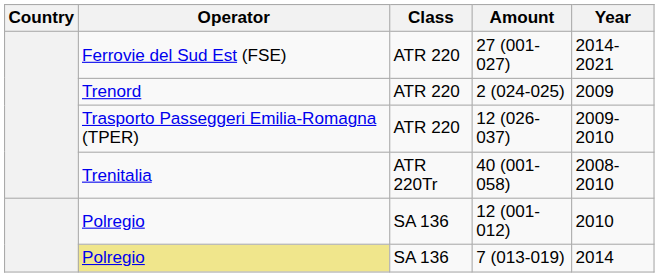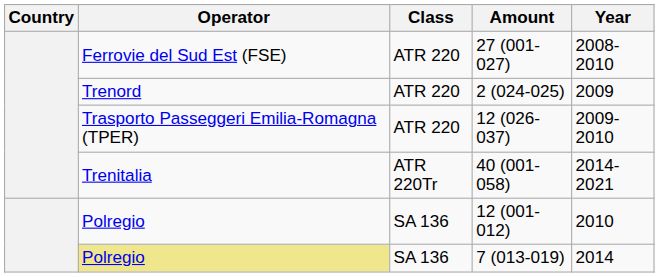(597, 54) 2014-2021 -> (597, 54) 2008-2010
(597, 174) 2008-2010 -> (597, 174) 2014-2021
